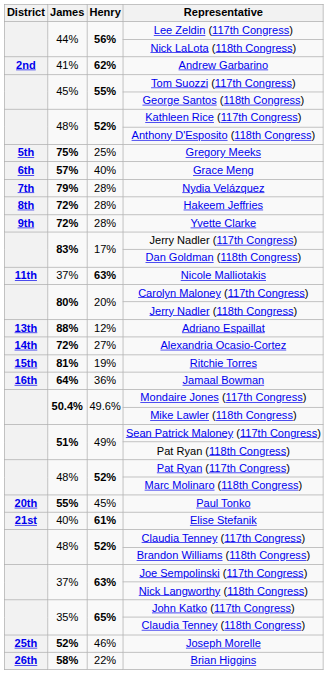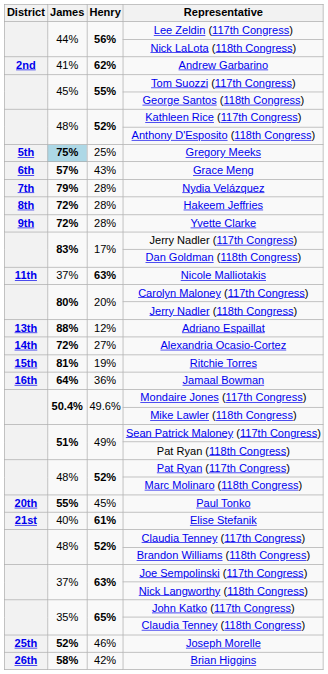(67, 153) no background -> (67, 153) lightblue background
(105, 170) 40% -> (105, 170) 43%
(105, 661) 22% -> (105, 661) 42%
